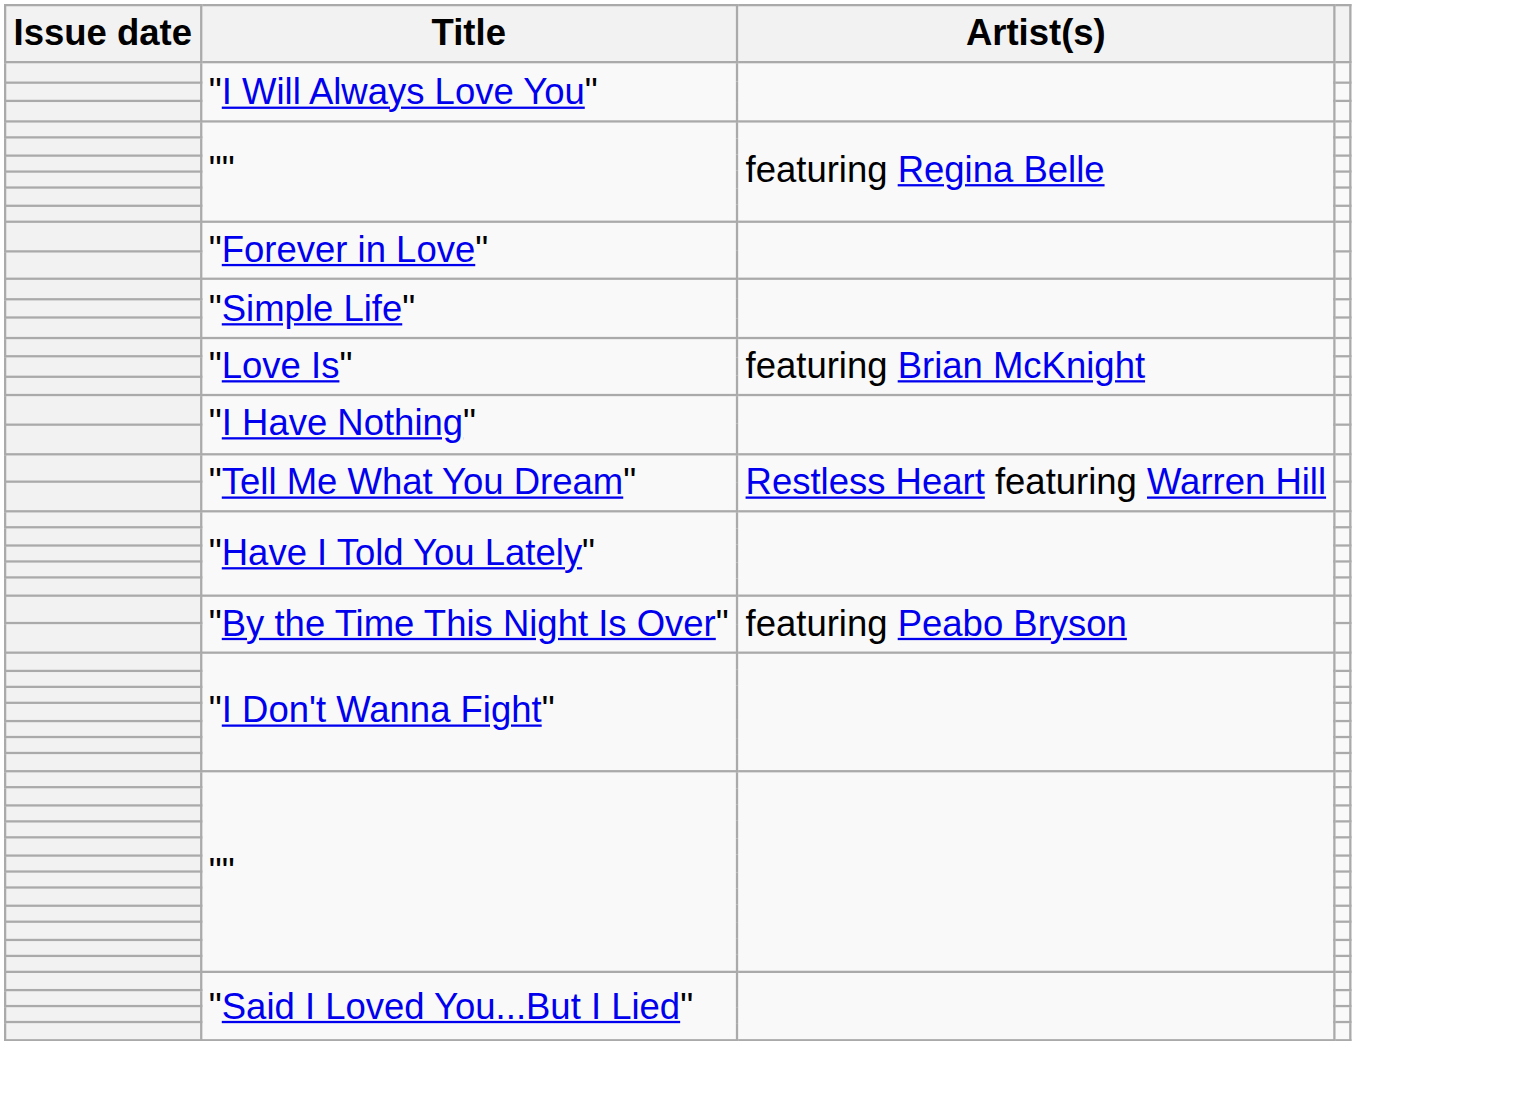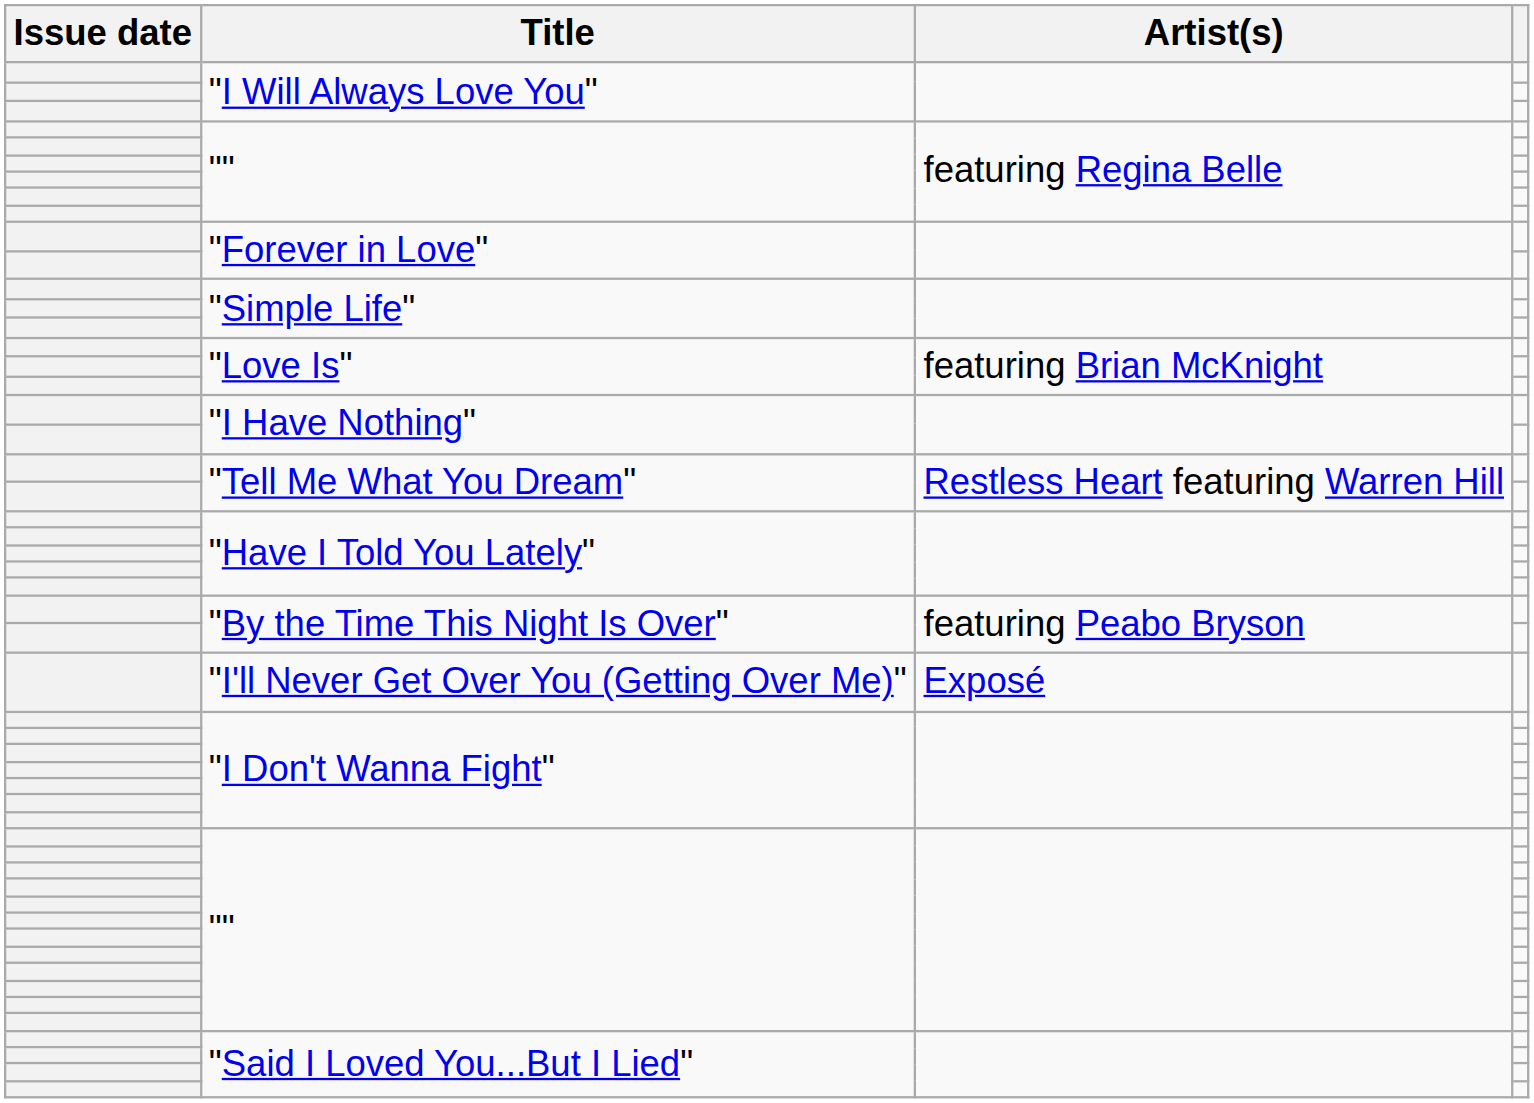+ row: (558, 681)
